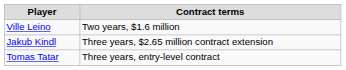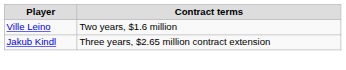- row: (33, 57)
